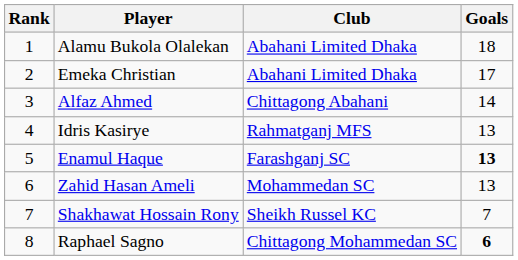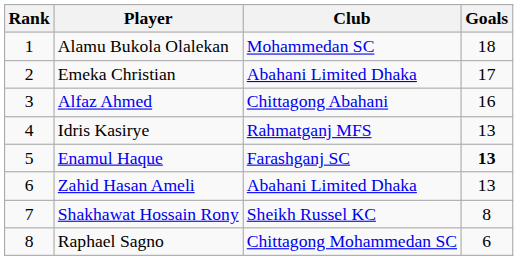(332, 46) Abahani Limited Dhaka -> (311, 46) Mohammedan SC
(487, 102) 14 -> (487, 102) 16
(311, 185) Mohammedan SC -> (332, 185) Abahani Limited Dhaka
(487, 213) 7 -> (487, 213) 8
(487, 241) bold -> (487, 241) normal
